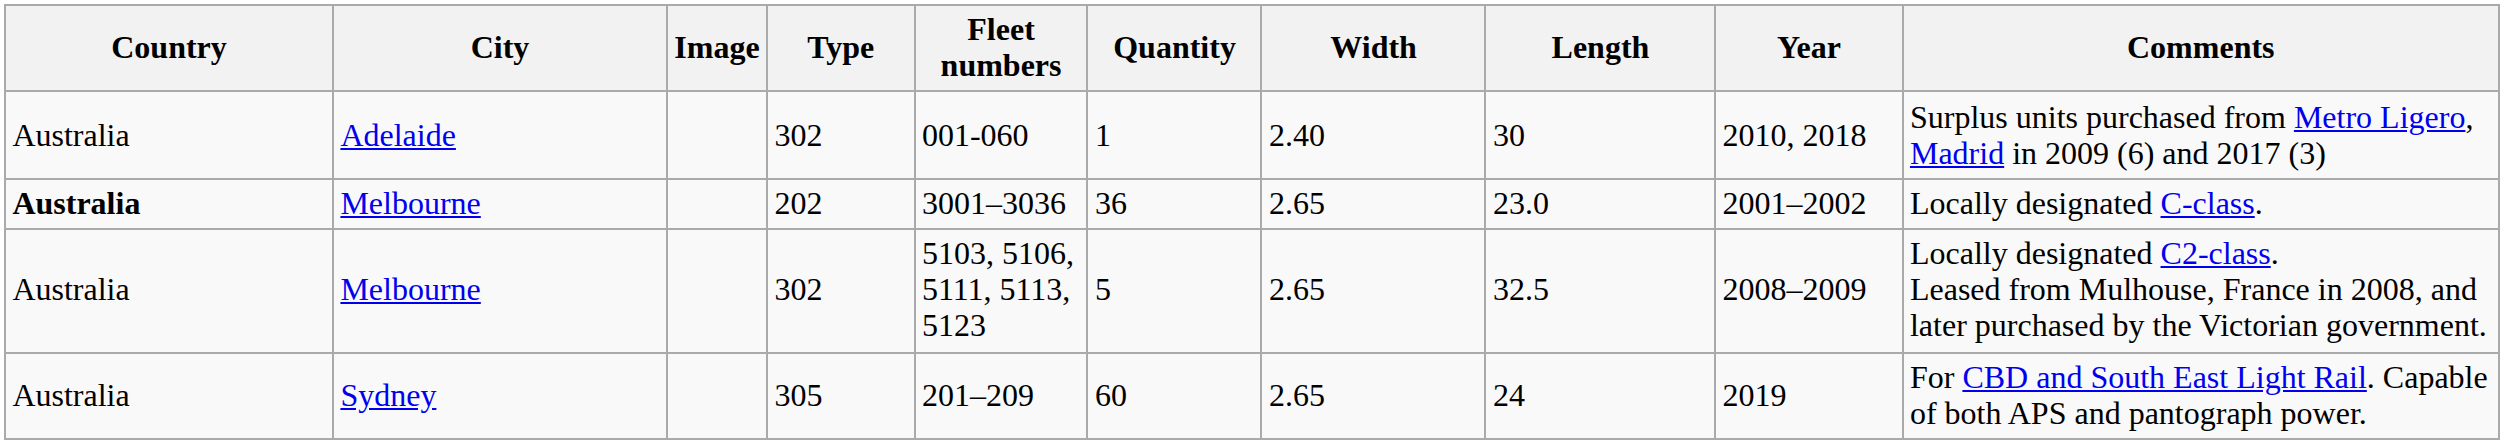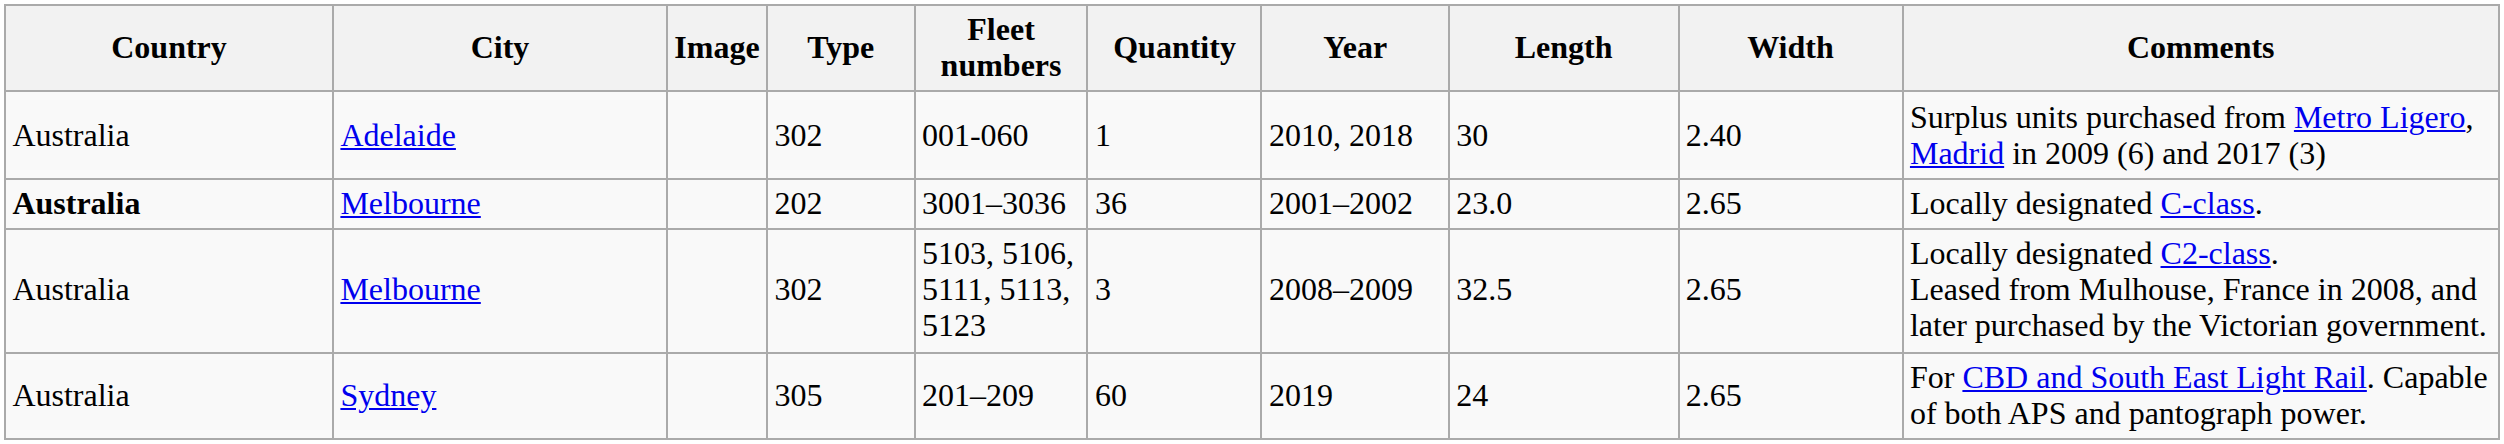columns swapped: (1809, 47) <-> (1374, 47)
(1103, 290) 5 -> (1103, 290) 3
